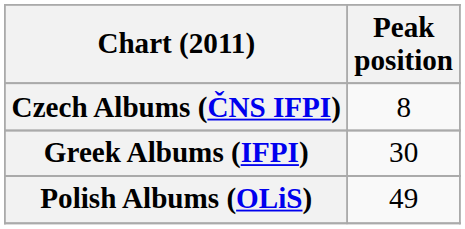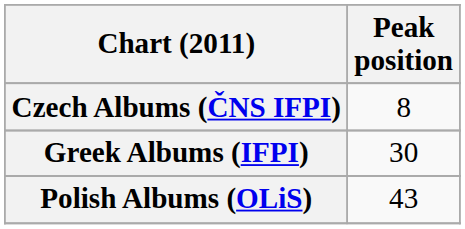(404, 198) 49 -> (404, 198) 43
